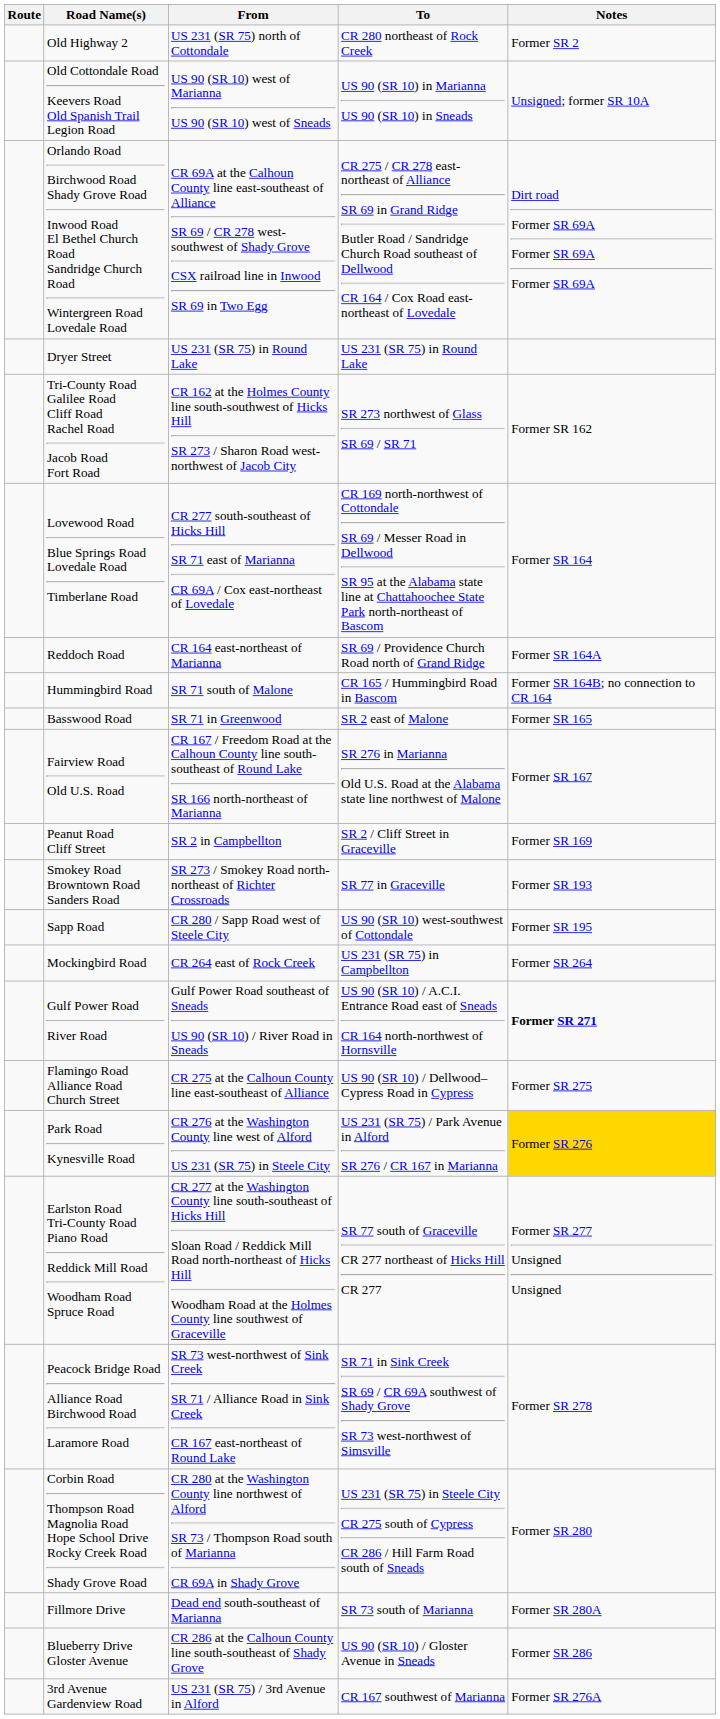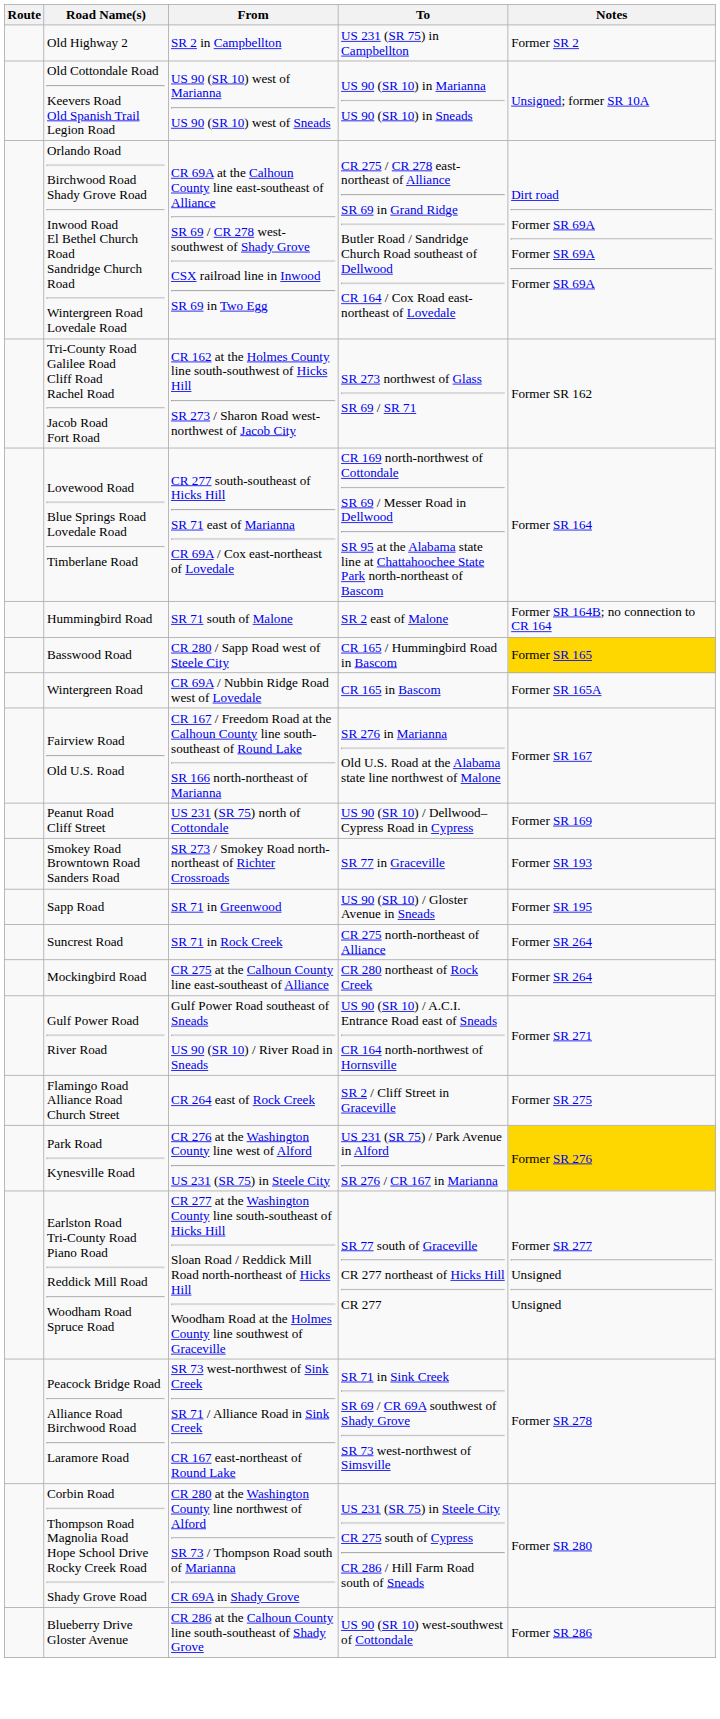(236, 43) US 231 (SR 75) north of Cottondale -> (226, 43) SR 2 in Campbellton
(410, 43) CR 280 northeast of Rock Creek -> (390, 43) US 231 (SR 75) in Campbellton
- row: (79, 356)
- row: (86, 655)
(419, 690) CR 165 / Hummingbird Road in Bascom -> (395, 619) SR 2 east of Malone
(226, 718) SR 71 in Greenwood -> (246, 655) CR 280 / Sapp Road west of Steele City
(395, 718) SR 2 east of Malone -> (419, 655) CR 165 / Hummingbird Road in Bascom
(552, 718) no background -> (552, 655) gold background
+ row: (95, 690)
(226, 841) SR 2 in Campbellton -> (236, 820) US 231 (SR 75) north of Cottondale
(395, 841) SR 2 / Cliff Street in Graceville -> (414, 820) US 90 (SR 10) / Dellwood–Cypress Road in Cypress
(246, 927) CR 280 / Sapp Road west of Steele City -> (226, 906) SR 71 in Greenwood
(422, 927) US 90 (SR 10) west-southwest of Cottondale -> (404, 906) US 90 (SR 10) / Gloster Avenue in Sneads
+ row: (85, 942)
(243, 963) CR 264 east of Rock Creek -> (252, 977) CR 275 at the Calhoun County line east-southeast of Alliance
(390, 963) US 231 (SR 75) in Campbellton -> (410, 977) CR 280 northeast of Rock Creek
(554, 1020) bold -> (552, 1035) normal
(252, 1085) CR 275 at the Calhoun County line east-southeast of Alliance -> (243, 1100) CR 264 east of Rock Creek
(414, 1085) US 90 (SR 10) / Dellwood–Cypress Road in Cypress -> (395, 1100) SR 2 / Cliff Street in Graceville
- row: (86, 1610)
(404, 1653) US 90 (SR 10) / Gloster Avenue in Sneads -> (422, 1632) US 90 (SR 10) west-southwest of Cottondale
- row: (95, 1696)
